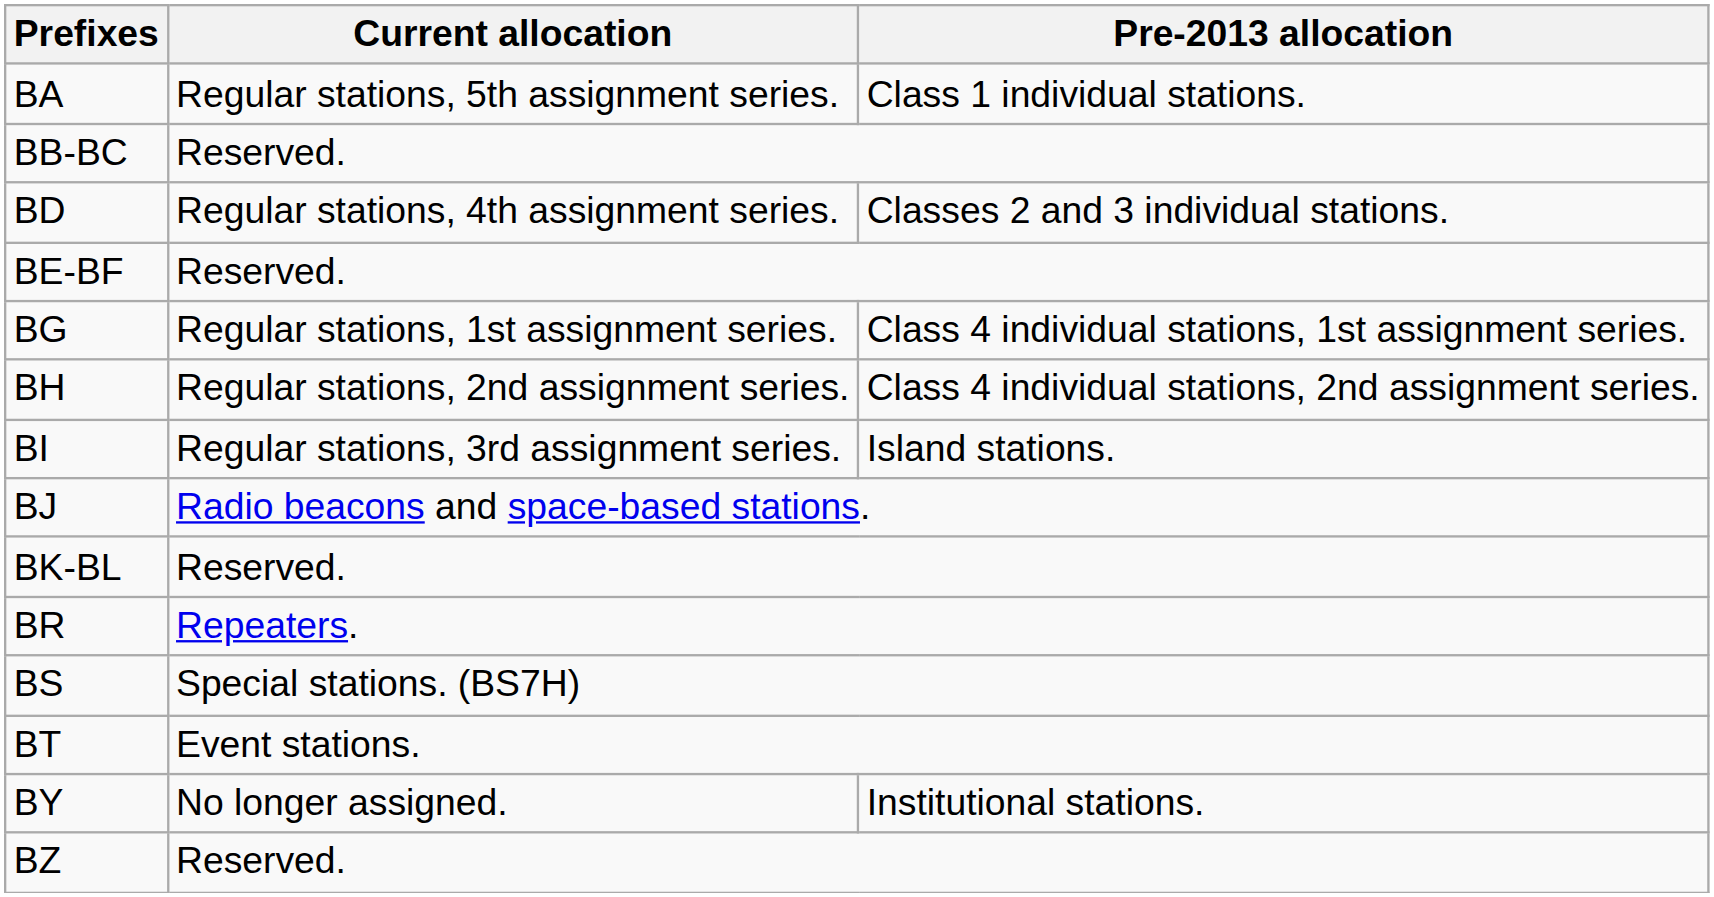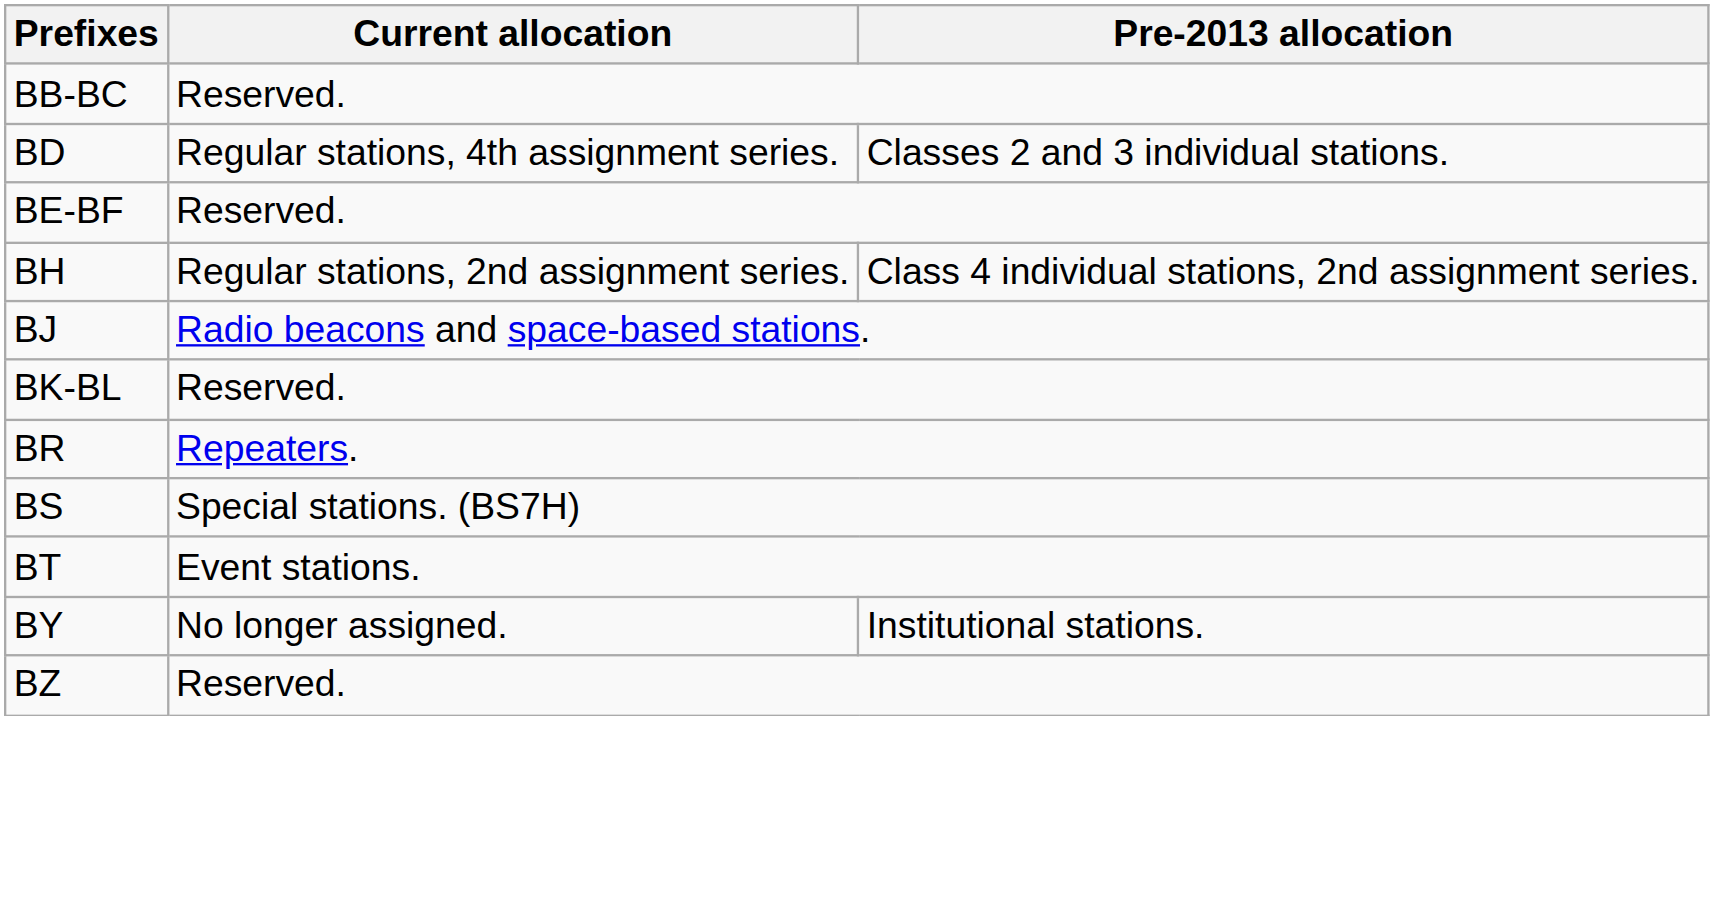- row: (39, 93)
- row: (41, 329)
- row: (31, 447)
